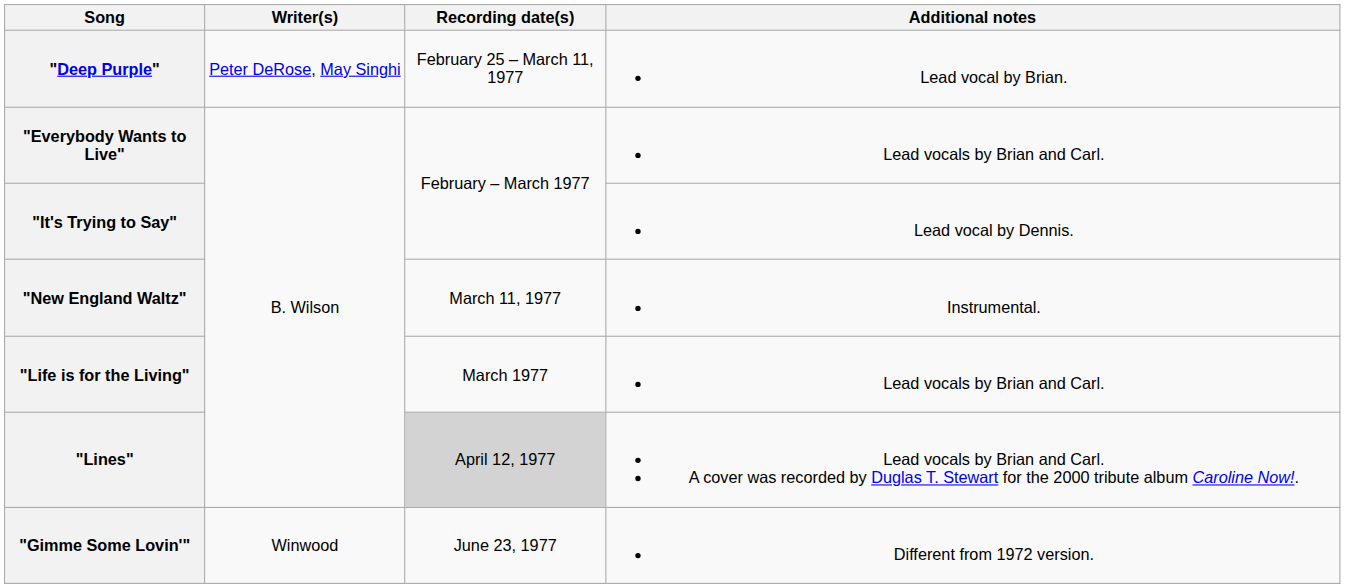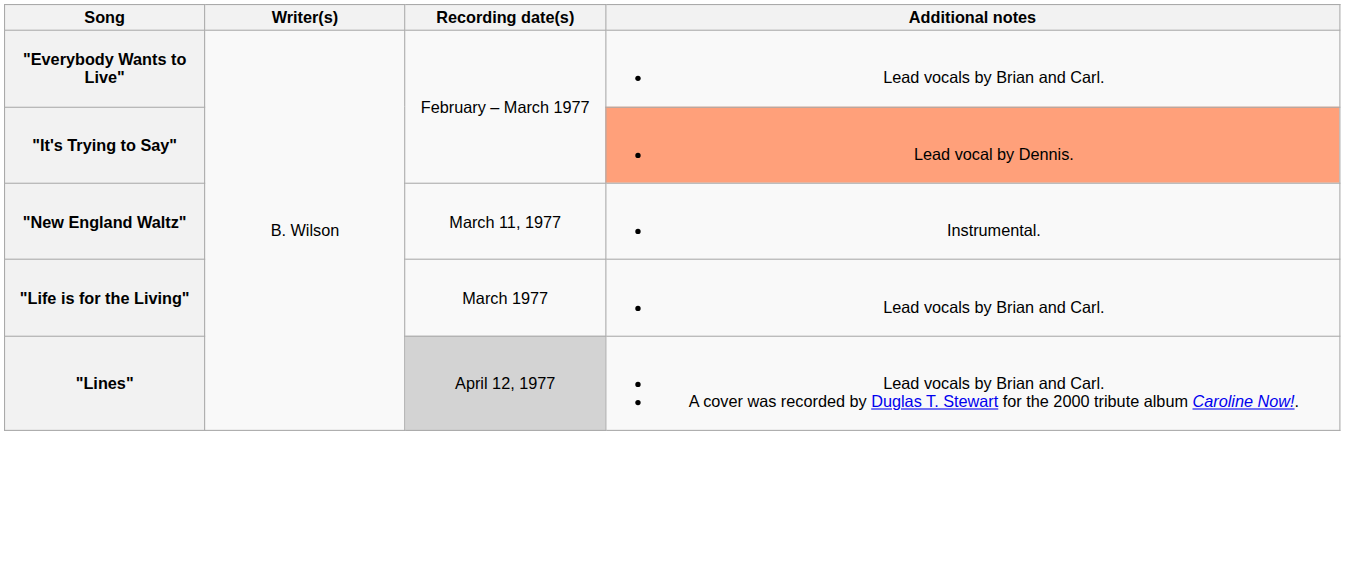- row: (105, 69)
(973, 231) no background -> (973, 154) lightsalmon background
- row: (105, 546)
